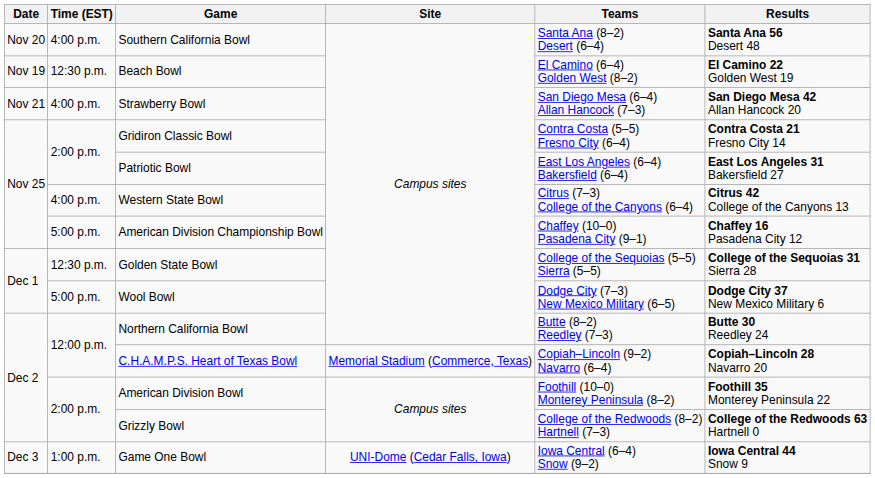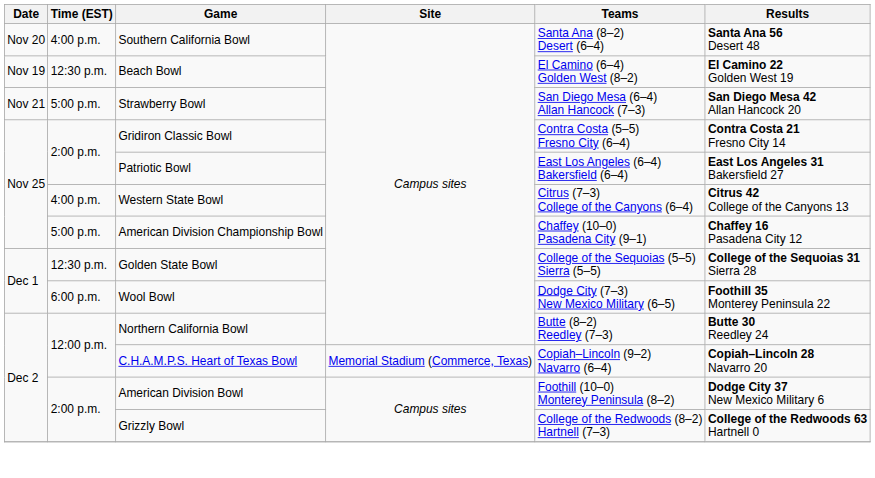(76, 104) 4:00 p.m. -> (76, 104) 5:00 p.m.
(76, 297) 5:00 p.m. -> (76, 297) 6:00 p.m.
(766, 297) Dodge City 37 New Mexico Military 6 -> (769, 297) Foothill 35 Monterey Peninsula 22
(769, 394) Foothill 35 Monterey Peninsula 22 -> (766, 394) Dodge City 37 New Mexico Military 6
- row: (162, 458)
